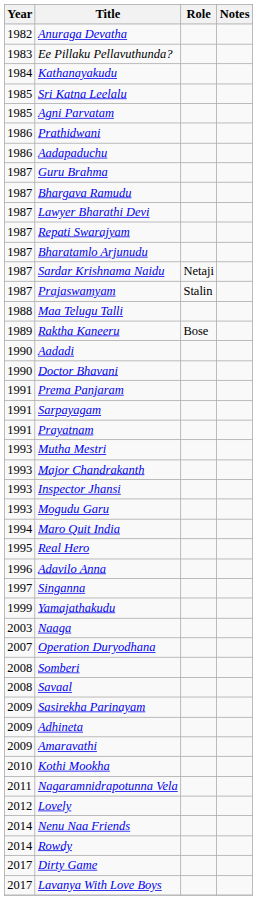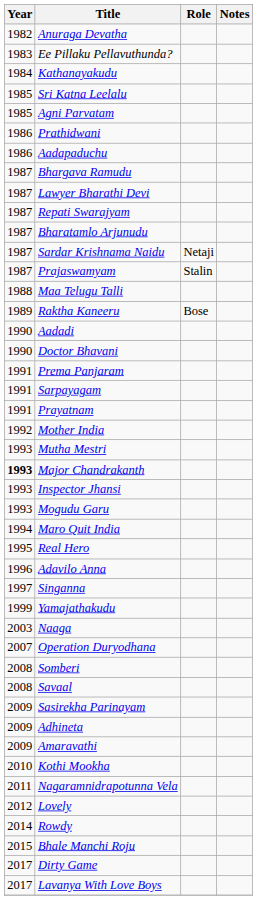- row: (73, 172)
+ row: (71, 430)
(20, 469) normal -> (20, 469) bold
- row: (84, 825)
+ row: (87, 845)
